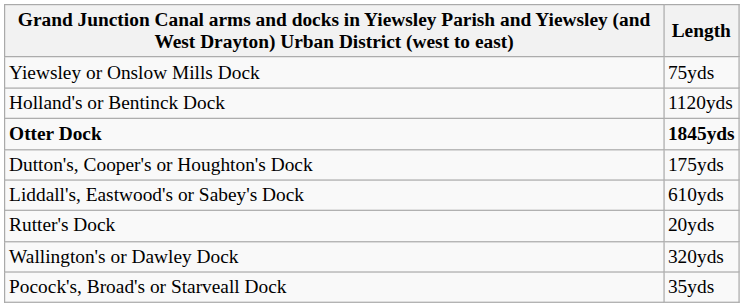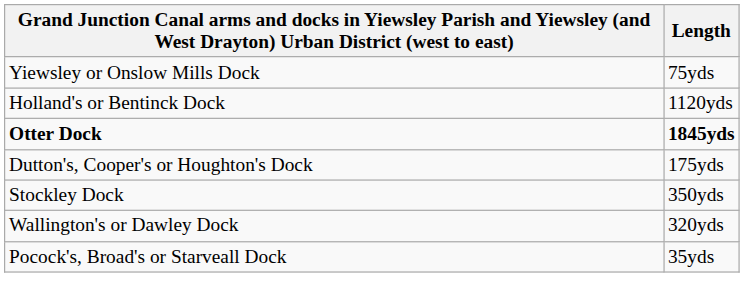- row: (157, 195)
- row: (62, 225)
+ row: (66, 195)
